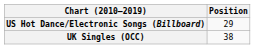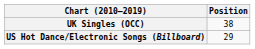rows swapped: (106, 37) <-> (106, 24)
